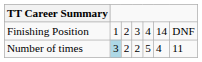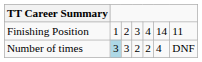(184, 31) DNF -> (178, 31) 11
(126, 48) 2 -> (126, 48) 3
(148, 48) 5 -> (148, 48) 2
(178, 48) 11 -> (184, 48) DNF
